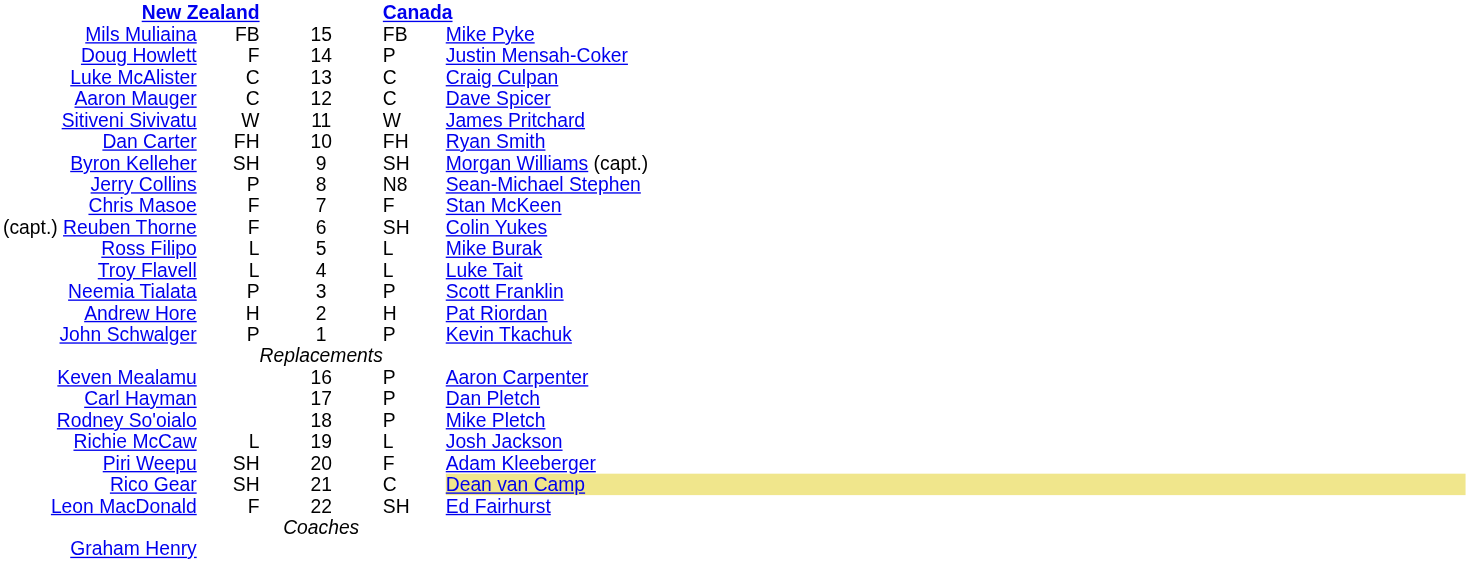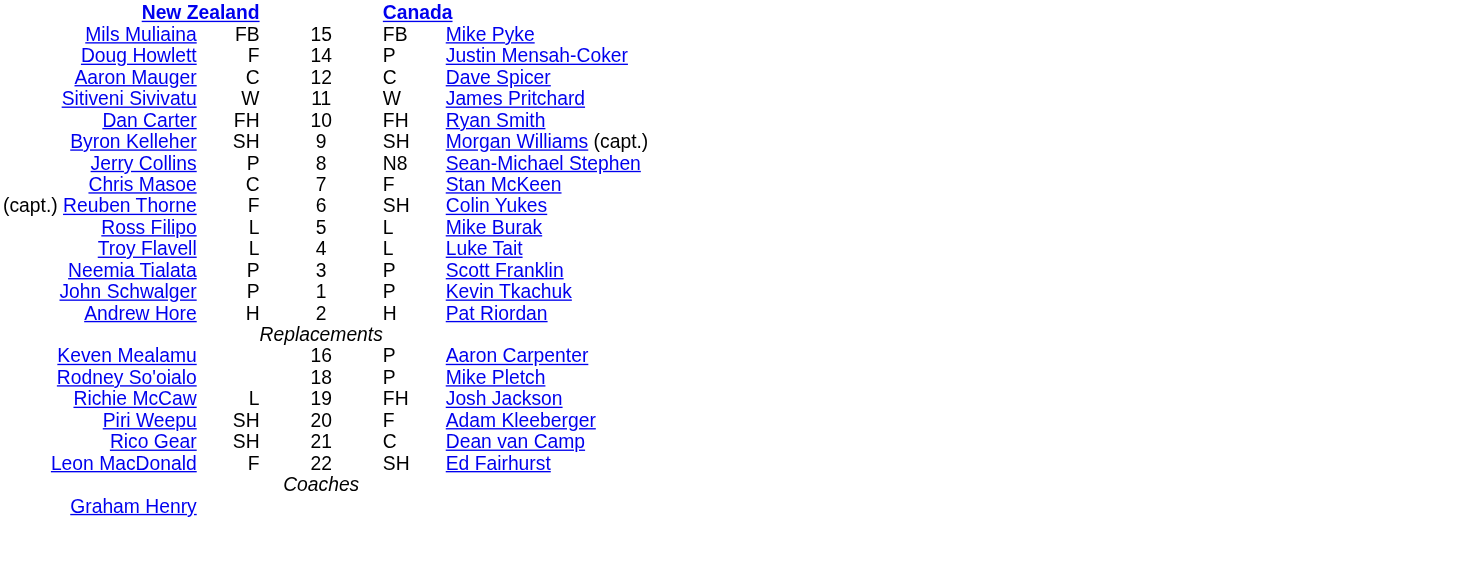- row: (133, 77)
(254, 206) F -> (253, 184) C
rows swapped: (140, 313) <-> (128, 334)
- row: (140, 399)
(388, 442) L -> (396, 399) FH
(515, 484) khaki background -> (515, 442) no background
